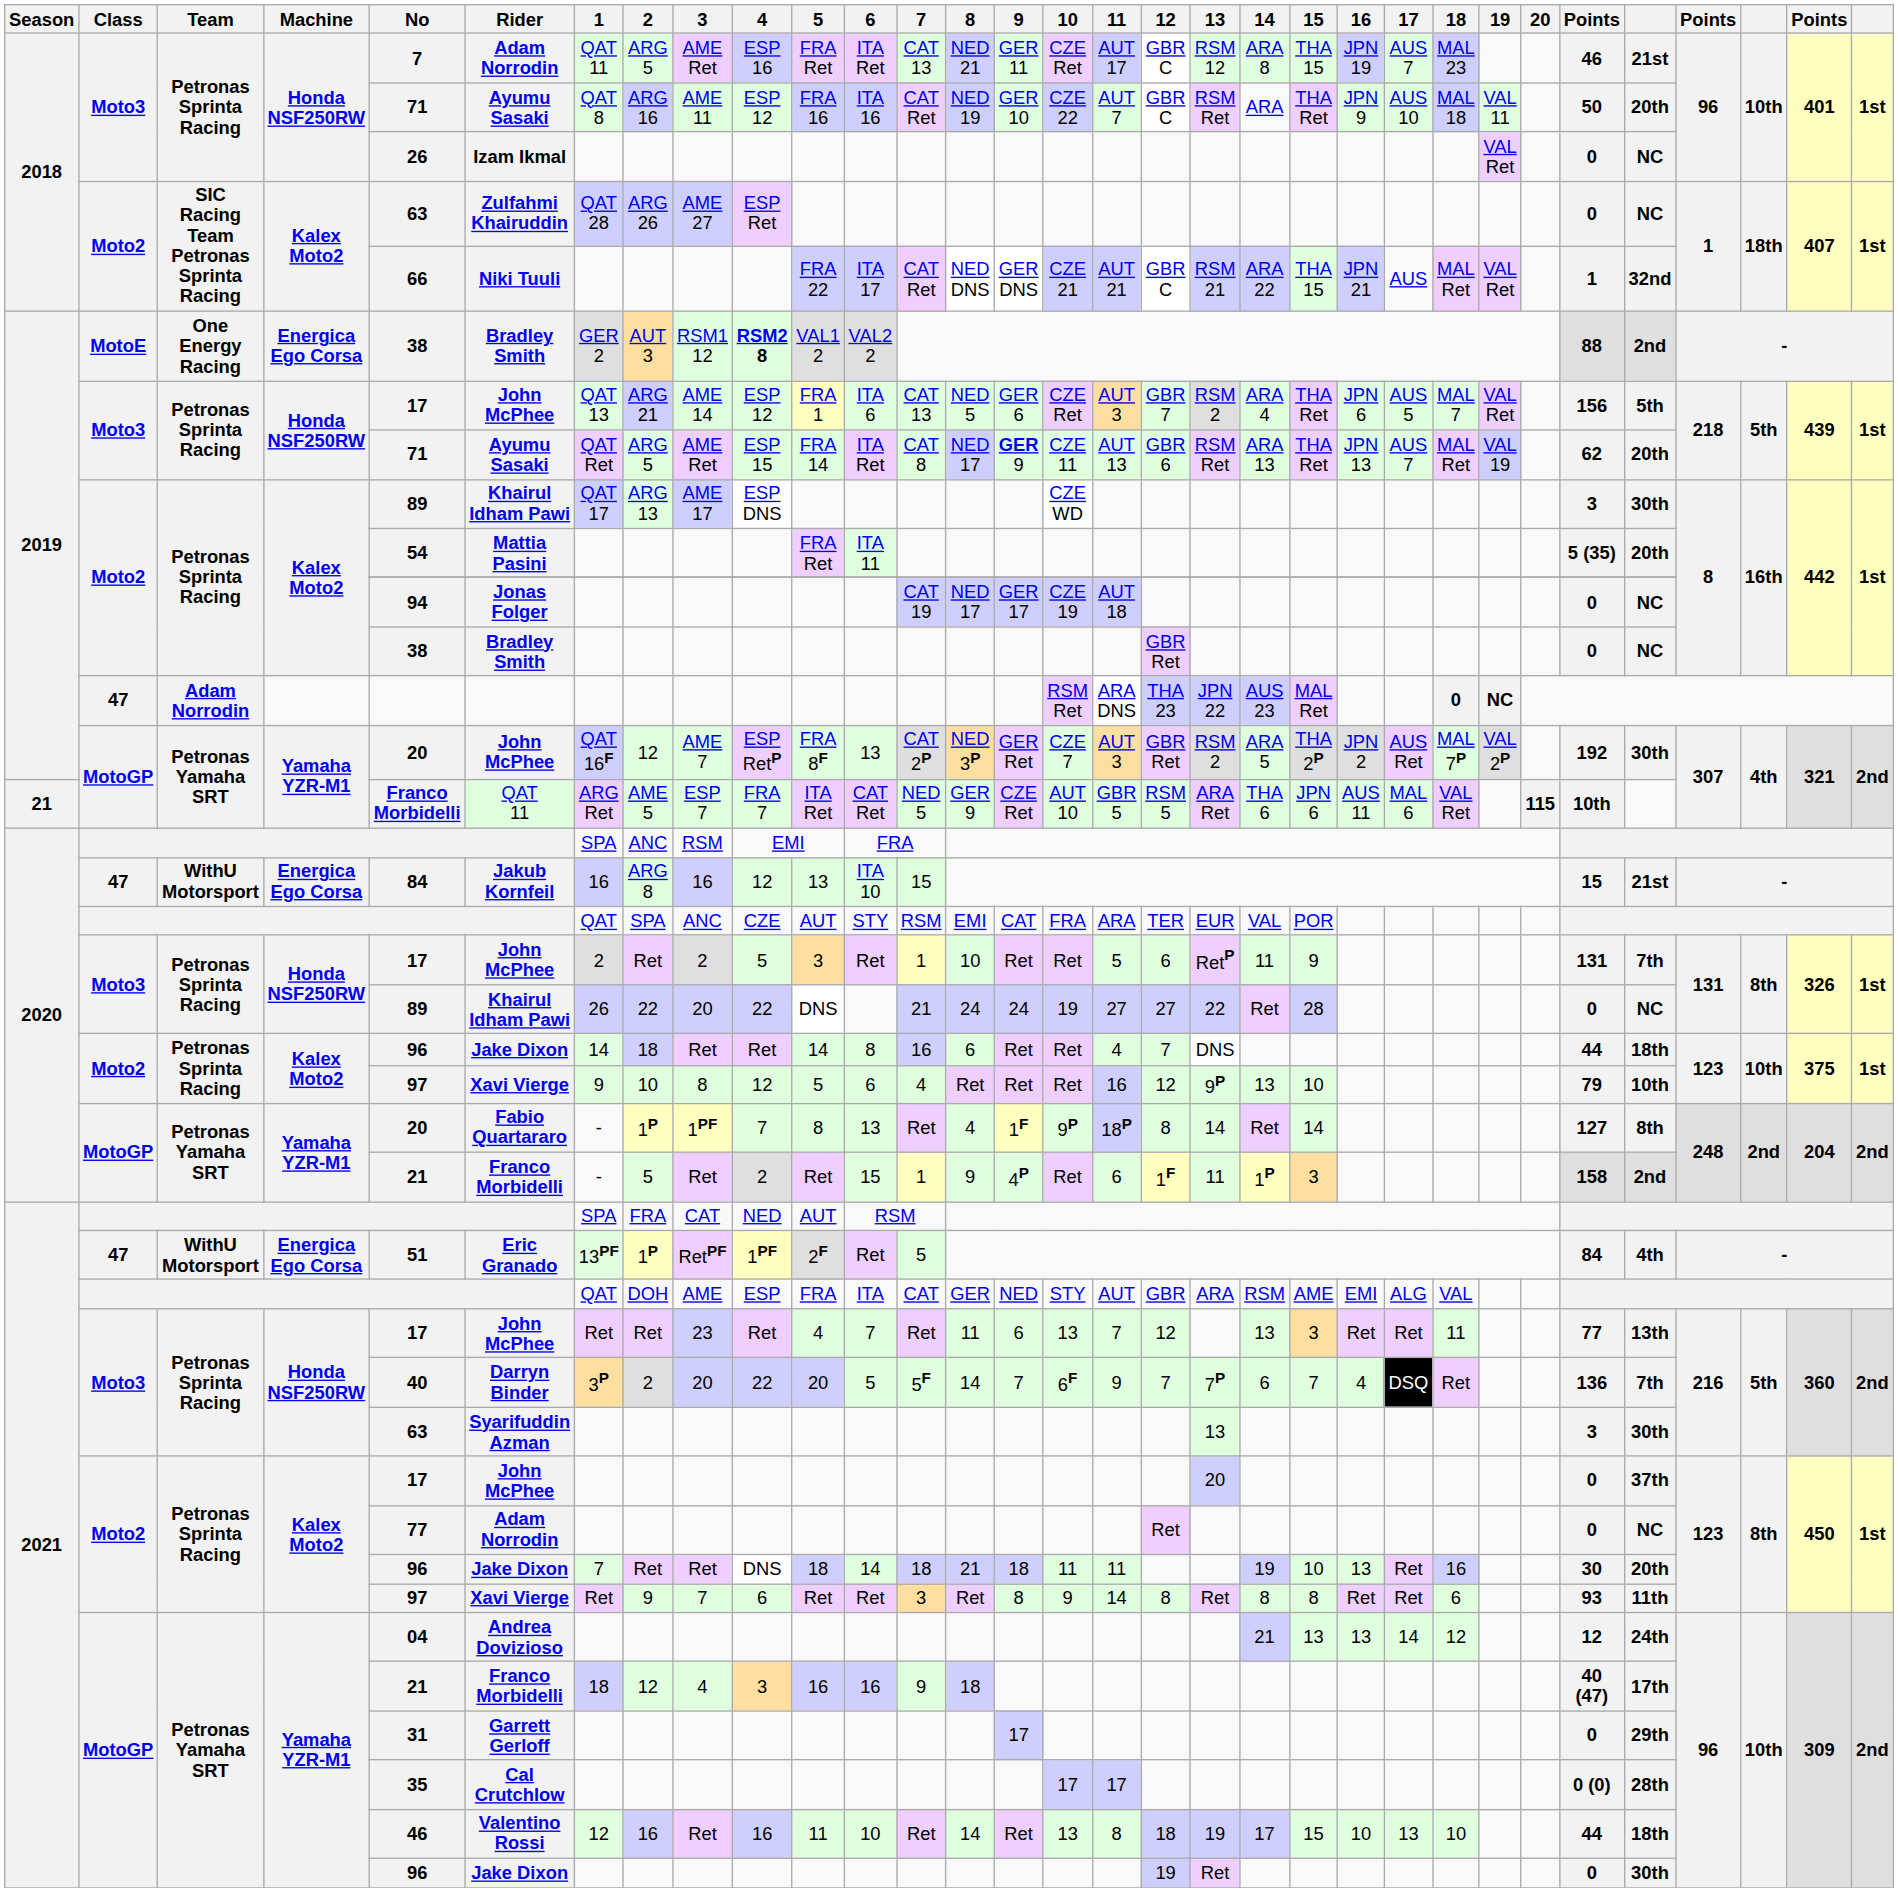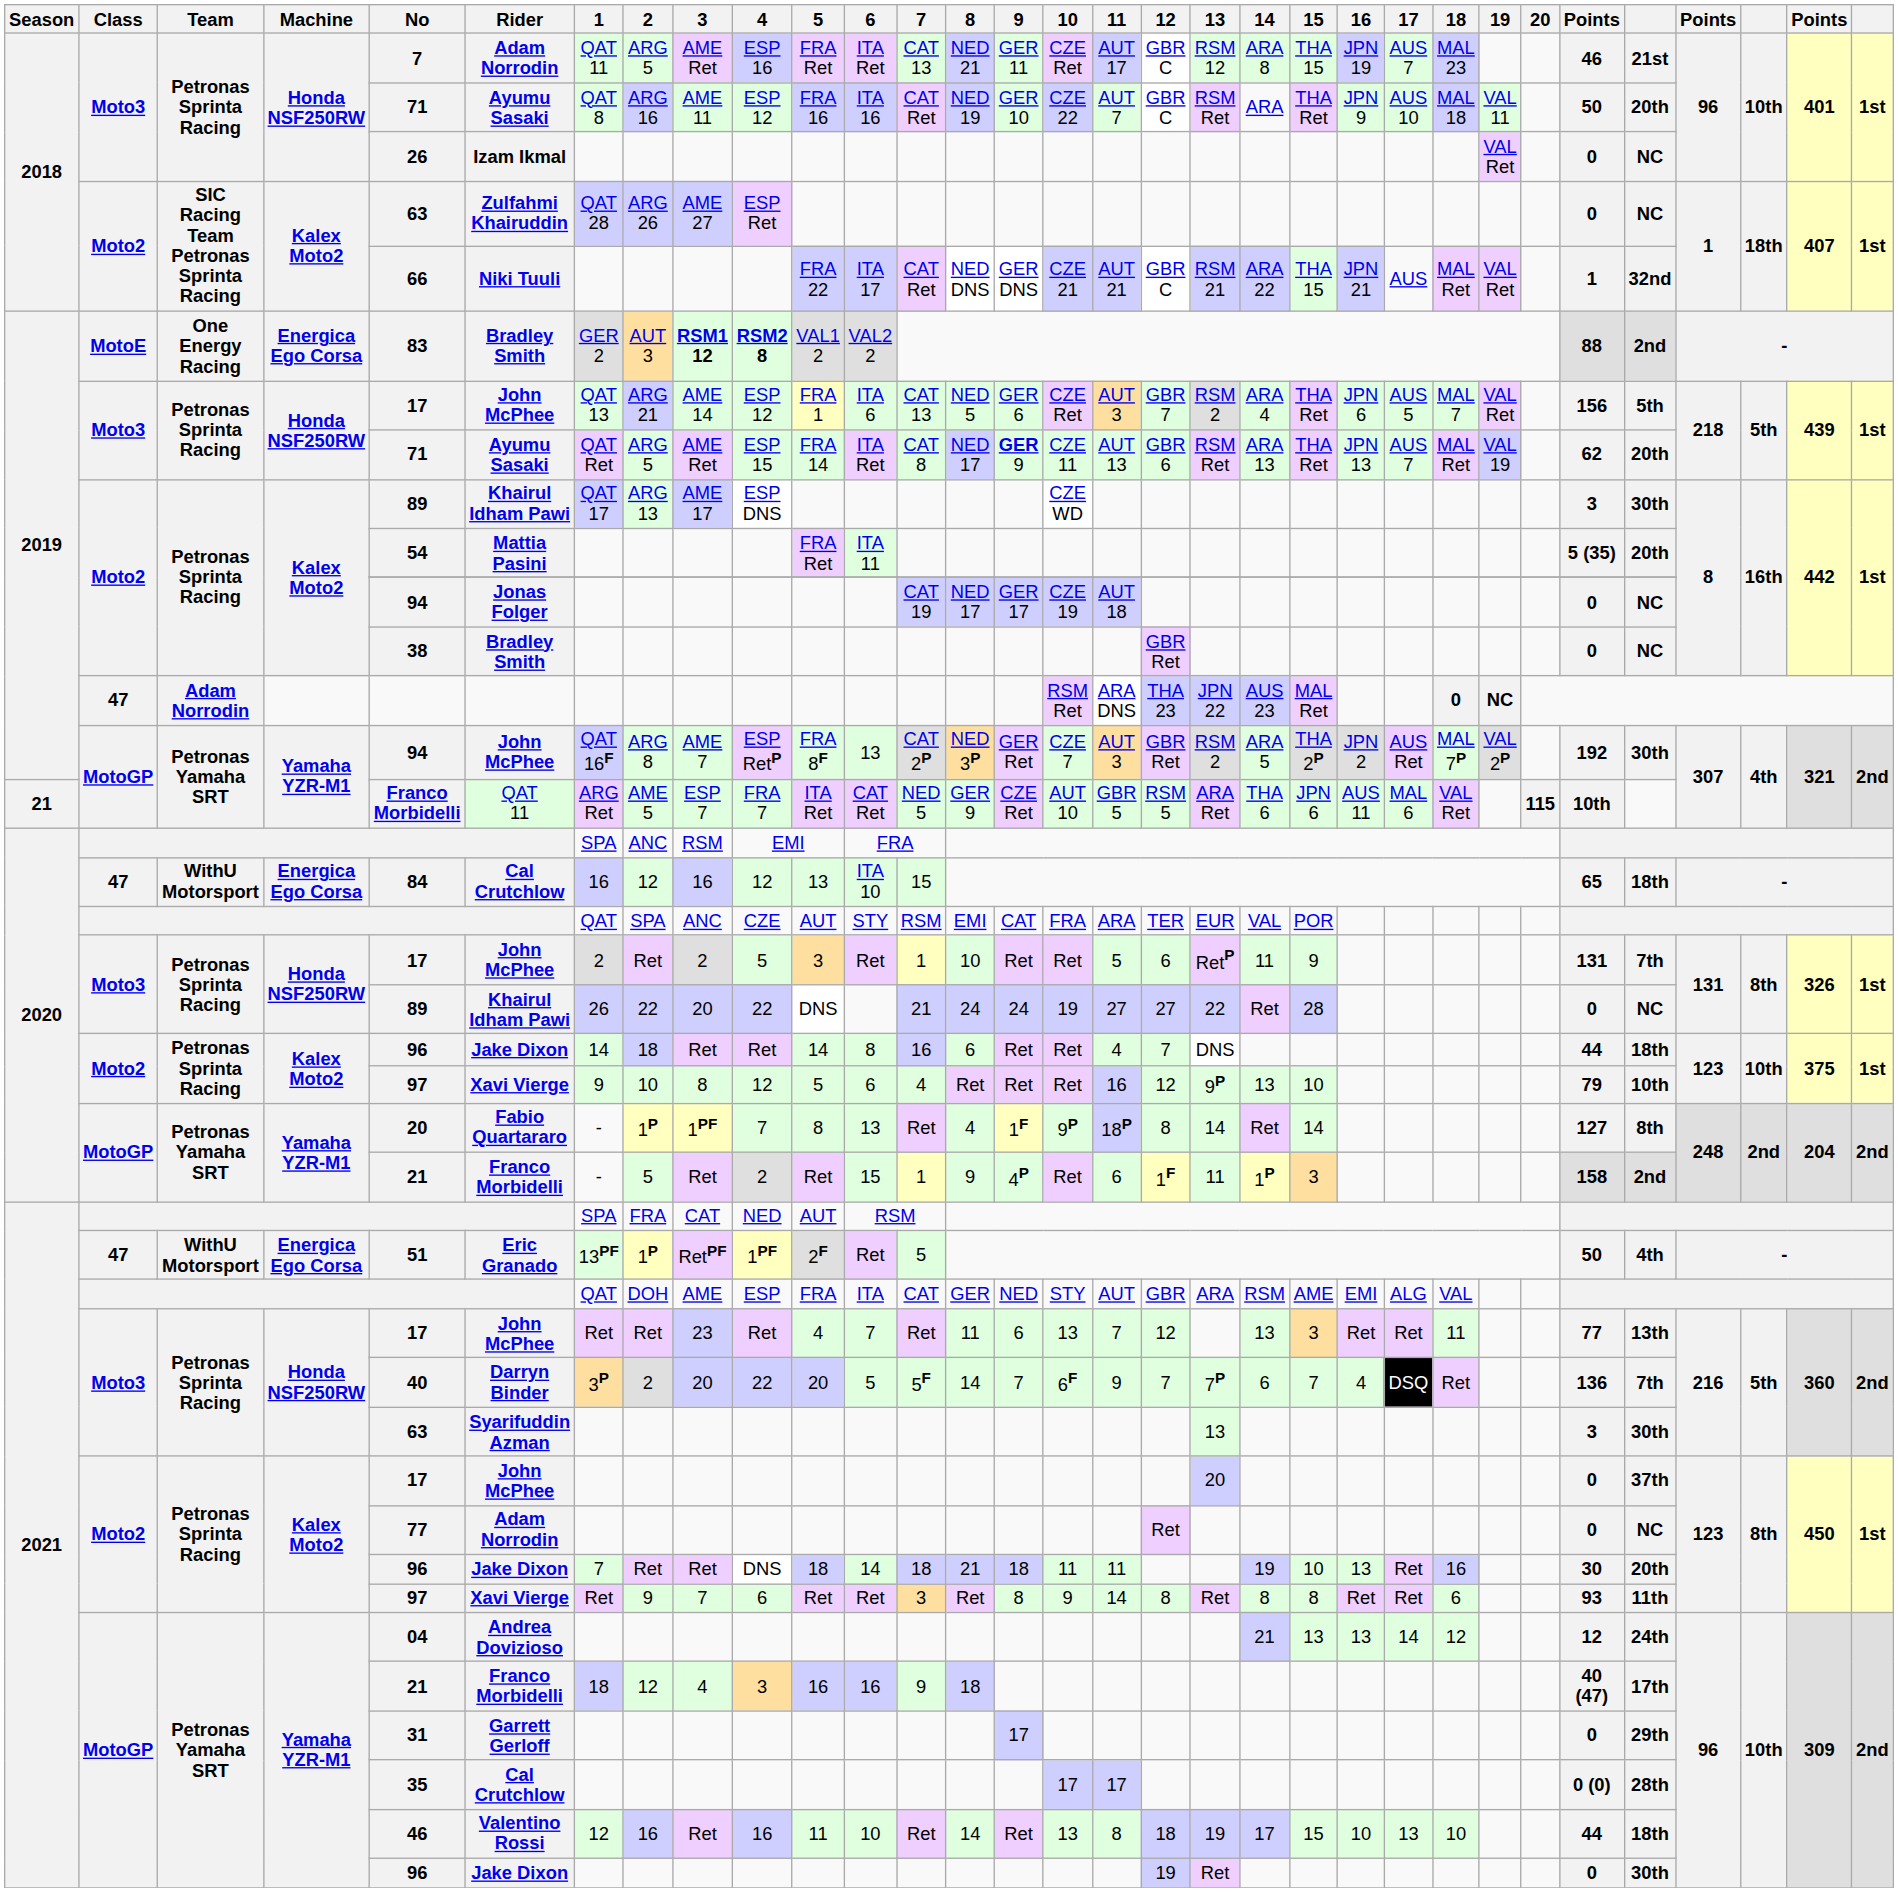(417, 346) 38 -> (417, 346) 83
(702, 346) normal -> (702, 346) bold
(417, 752) 20 -> (417, 752) 94
(648, 752) 12 -> (648, 752) ARG 8
(520, 881) Jakub Kornfeil -> (520, 881) Cal Crutchlow
(648, 881) ARG 8 -> (648, 881) 12
(1592, 881) 15 -> (1592, 881) 65
(1650, 881) 21st -> (1650, 881) 18th
(1592, 1255) 84 -> (1592, 1255) 50
